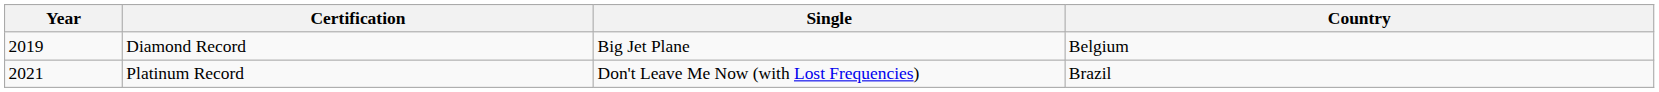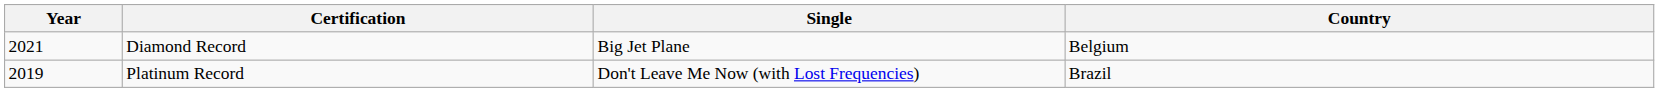(26, 45) 2019 -> (26, 45) 2021
(26, 73) 2021 -> (26, 73) 2019
